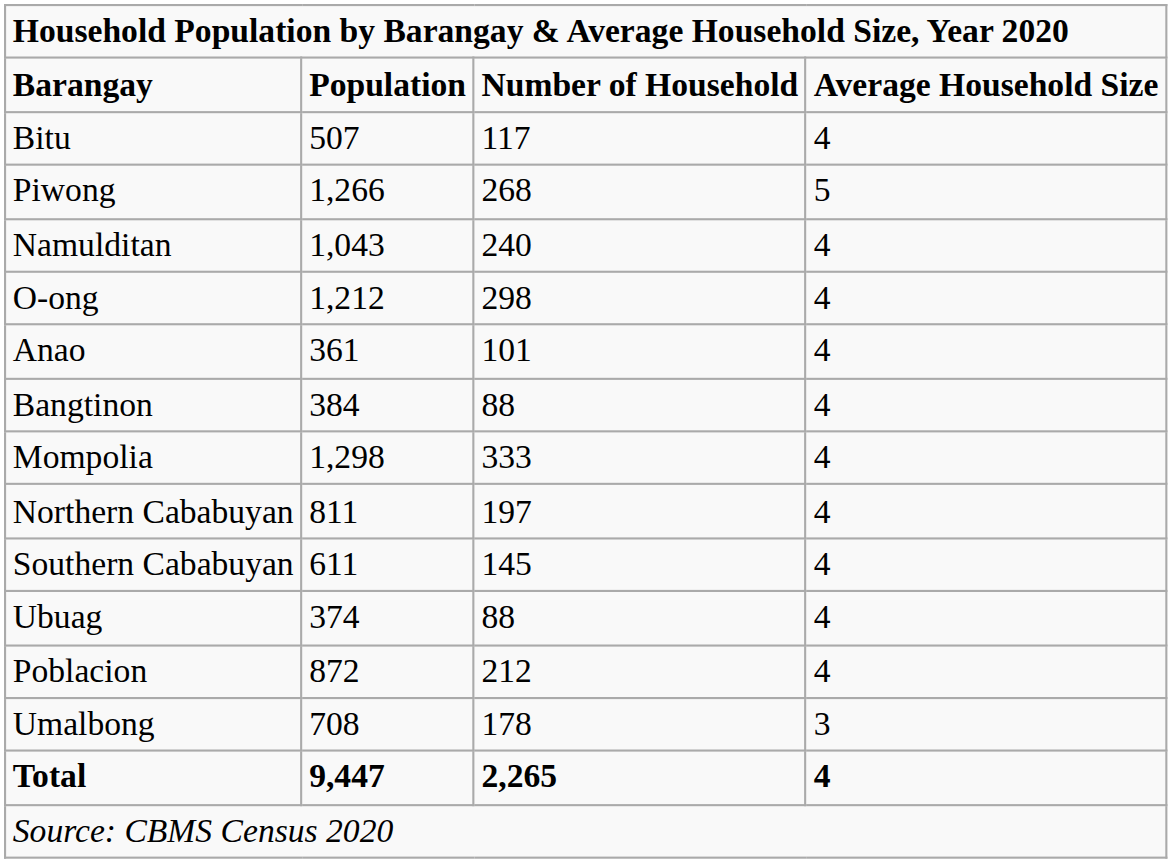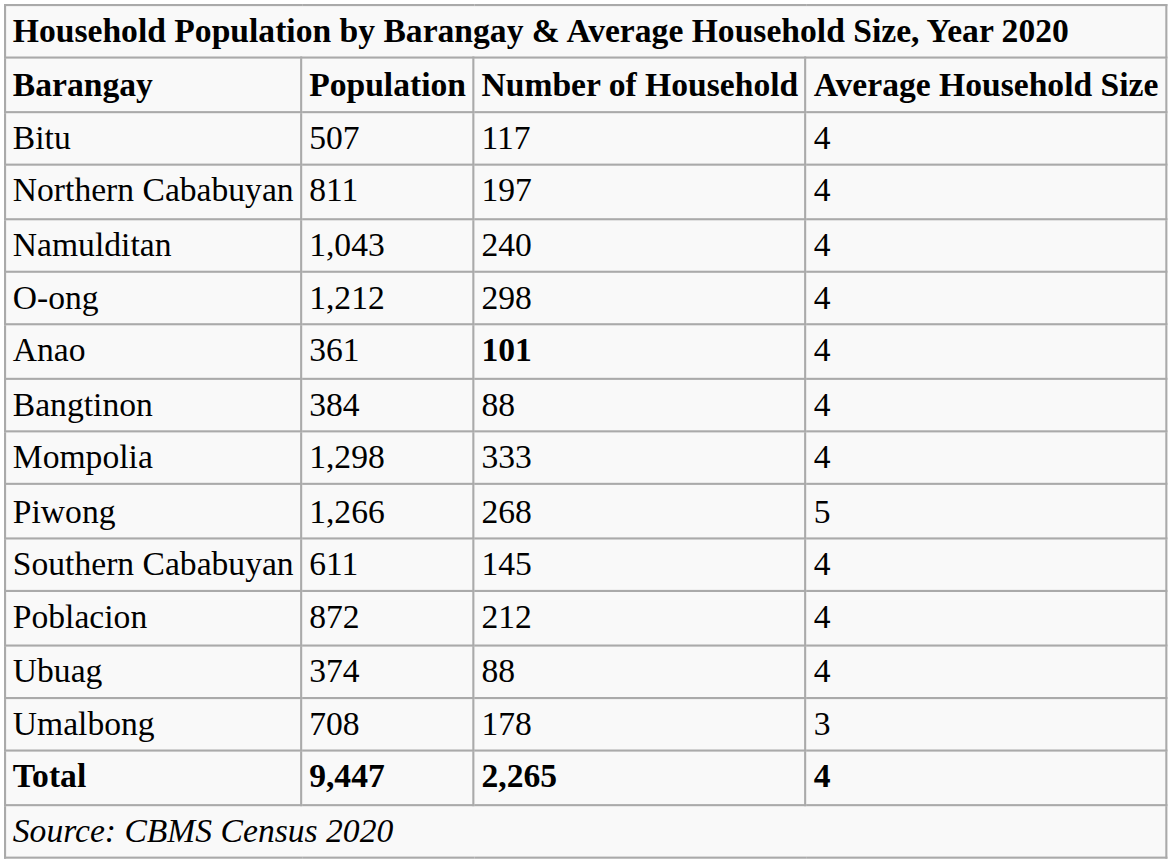rows swapped: (64, 191) <-> (153, 510)
(507, 350) normal -> (507, 350) bold
rows swapped: (80, 670) <-> (58, 617)
